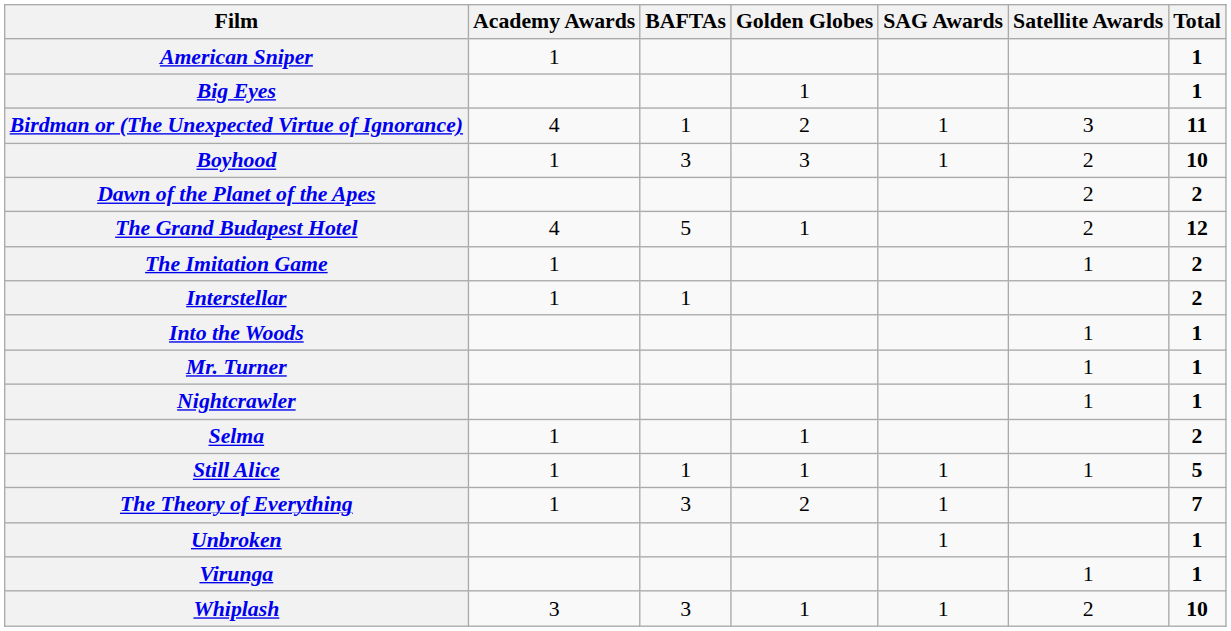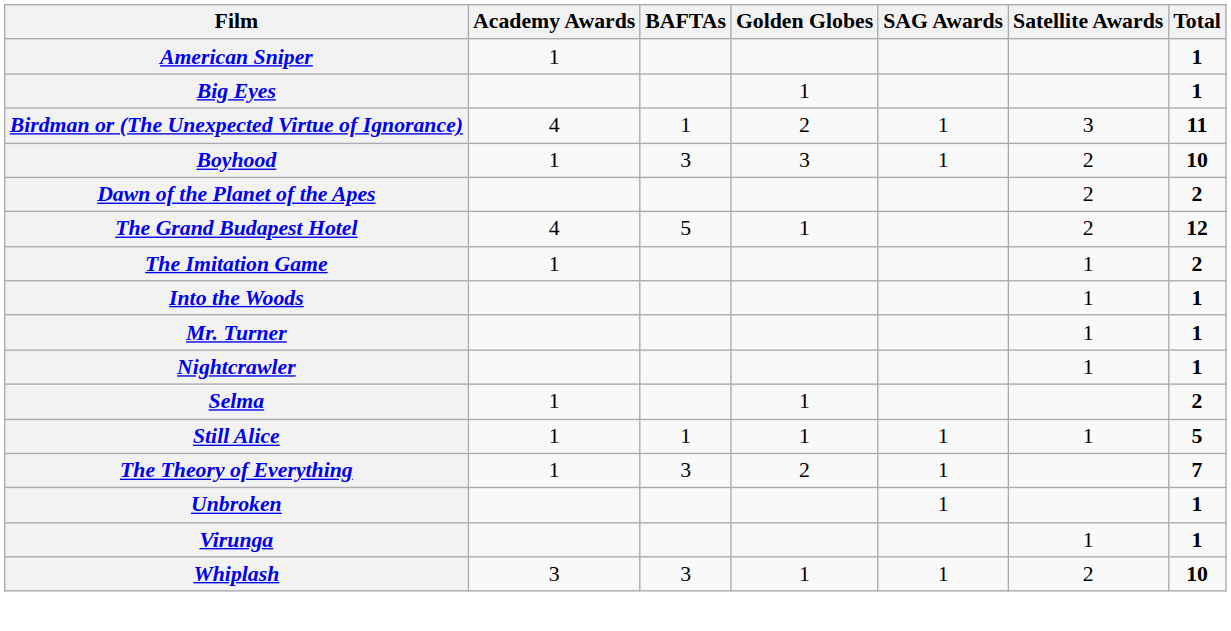- row: (236, 297)
